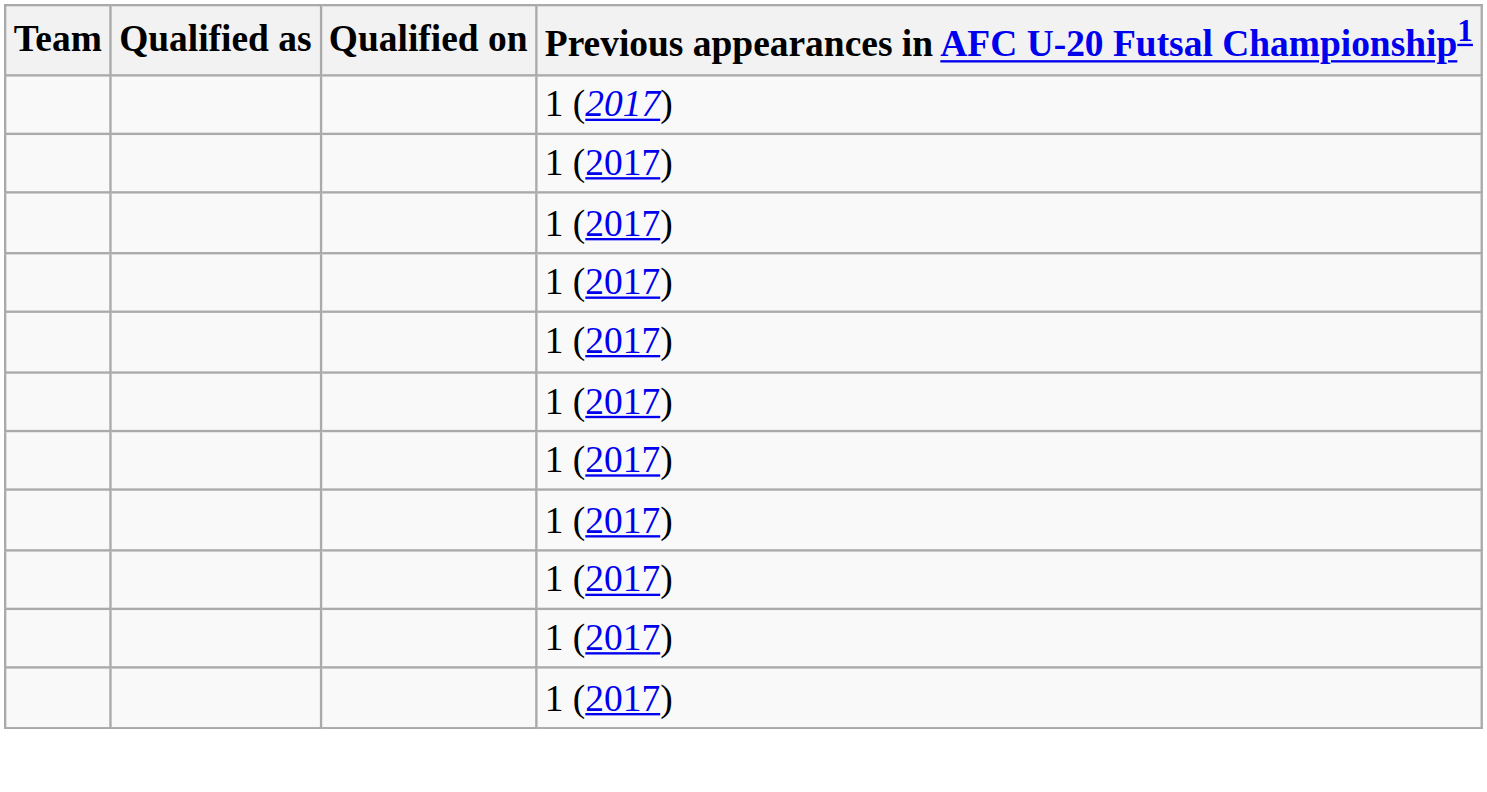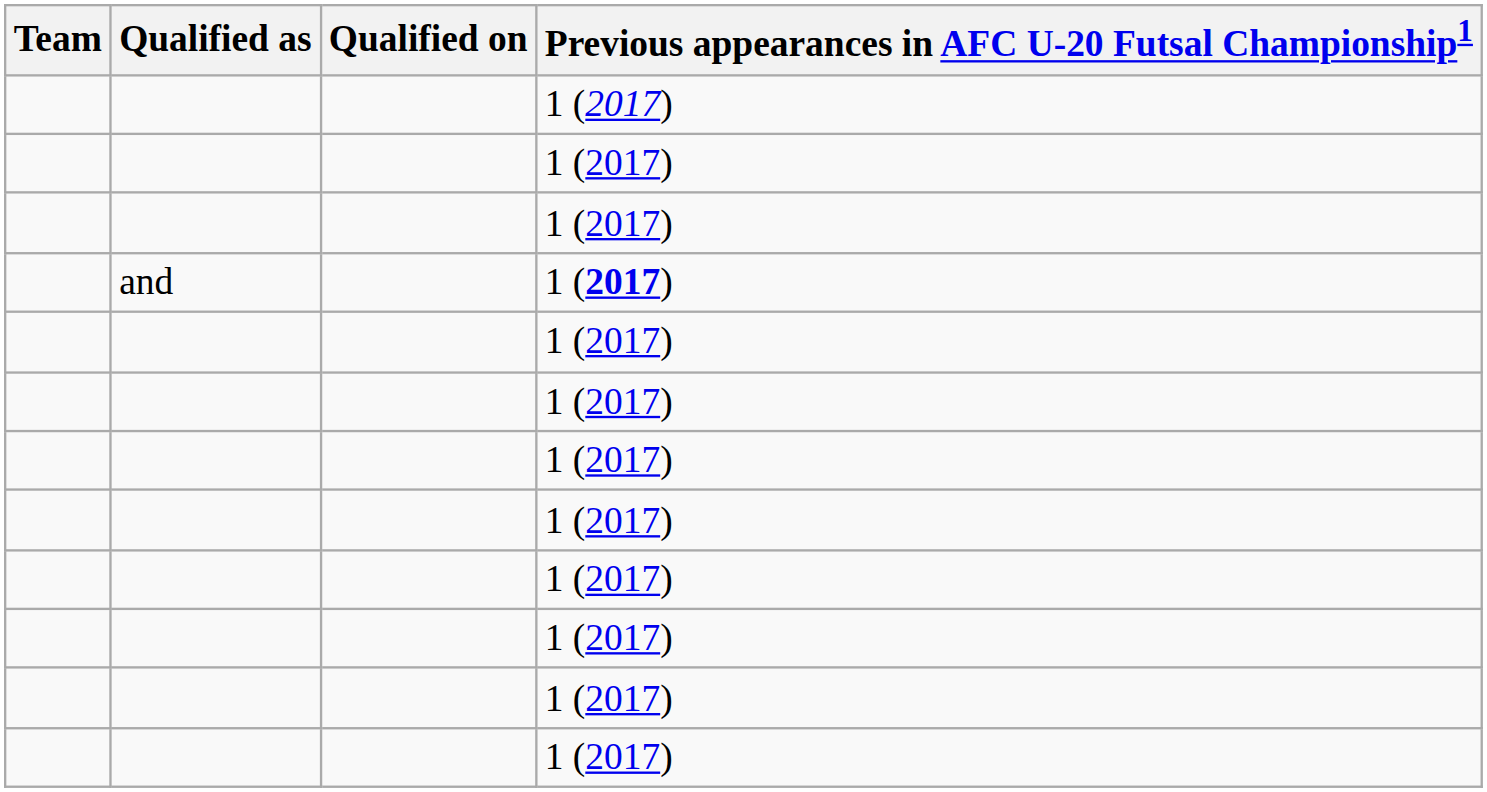+ row: (58, 282)
